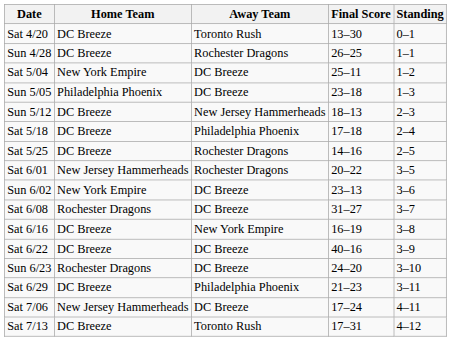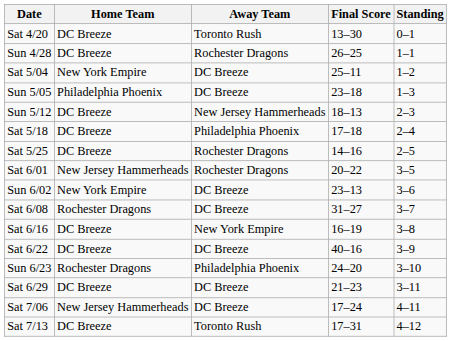(221, 268) DC Breeze -> (247, 268) Philadelphia Phoenix
(247, 287) Philadelphia Phoenix -> (221, 287) DC Breeze
